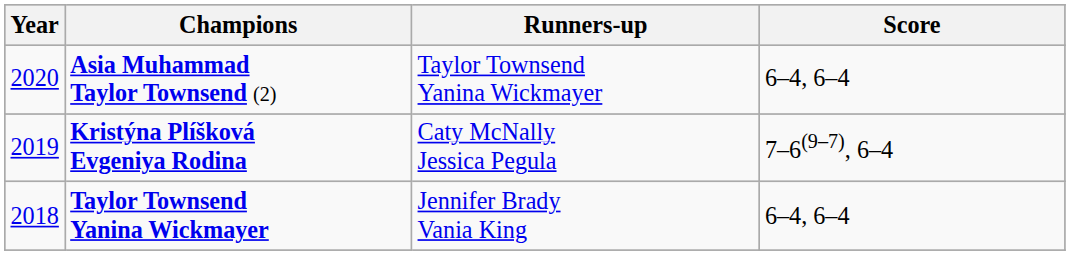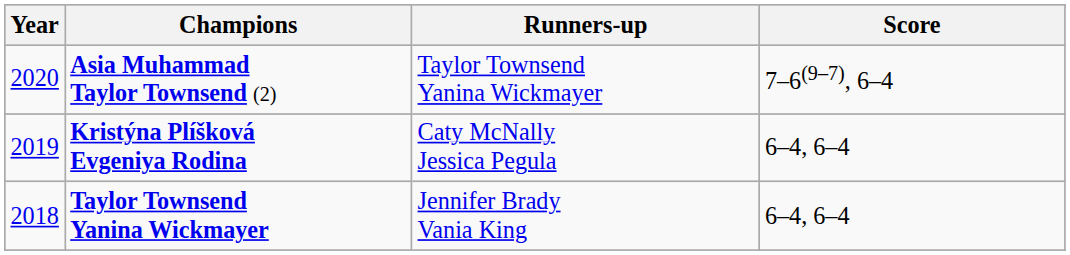(807, 79) 6–4, 6–4 -> (829, 79) 7–6(9–7), 6–4
(829, 147) 7–6(9–7), 6–4 -> (807, 147) 6–4, 6–4
